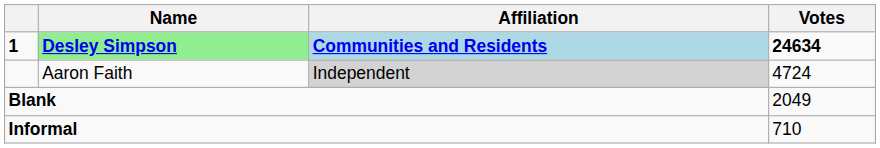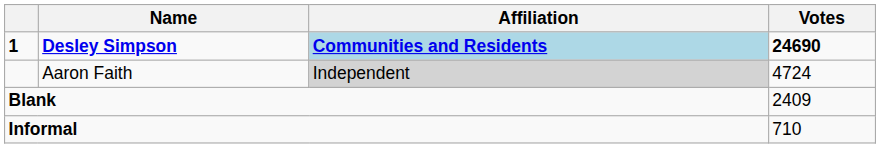(110, 45) lightgreen background -> (110, 45) no background
(797, 45) 24634 -> (797, 45) 24690
(792, 101) 2049 -> (792, 101) 2409
